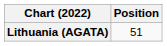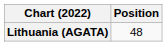(136, 31) 51 -> (136, 31) 48
